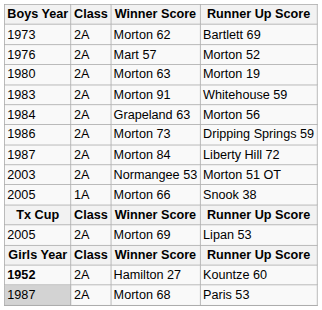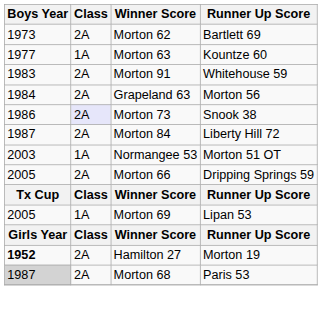- row: (135, 54)
(21, 74) 1980 -> (21, 54) 1977
(82, 74) 2A -> (82, 54) 1A
(232, 74) Morton 19 -> (235, 54) Kountze 60
(82, 134) no background -> (82, 114) lavender background
(259, 134) Dripping Springs 59 -> (230, 114) Snook 38
(82, 174) 2A -> (82, 154) 1A
(82, 194) 1A -> (82, 174) 2A
(230, 194) Snook 38 -> (259, 174) Dripping Springs 59
(82, 235) 2A -> (82, 214) 1A
(235, 275) Kountze 60 -> (232, 255) Morton 19
